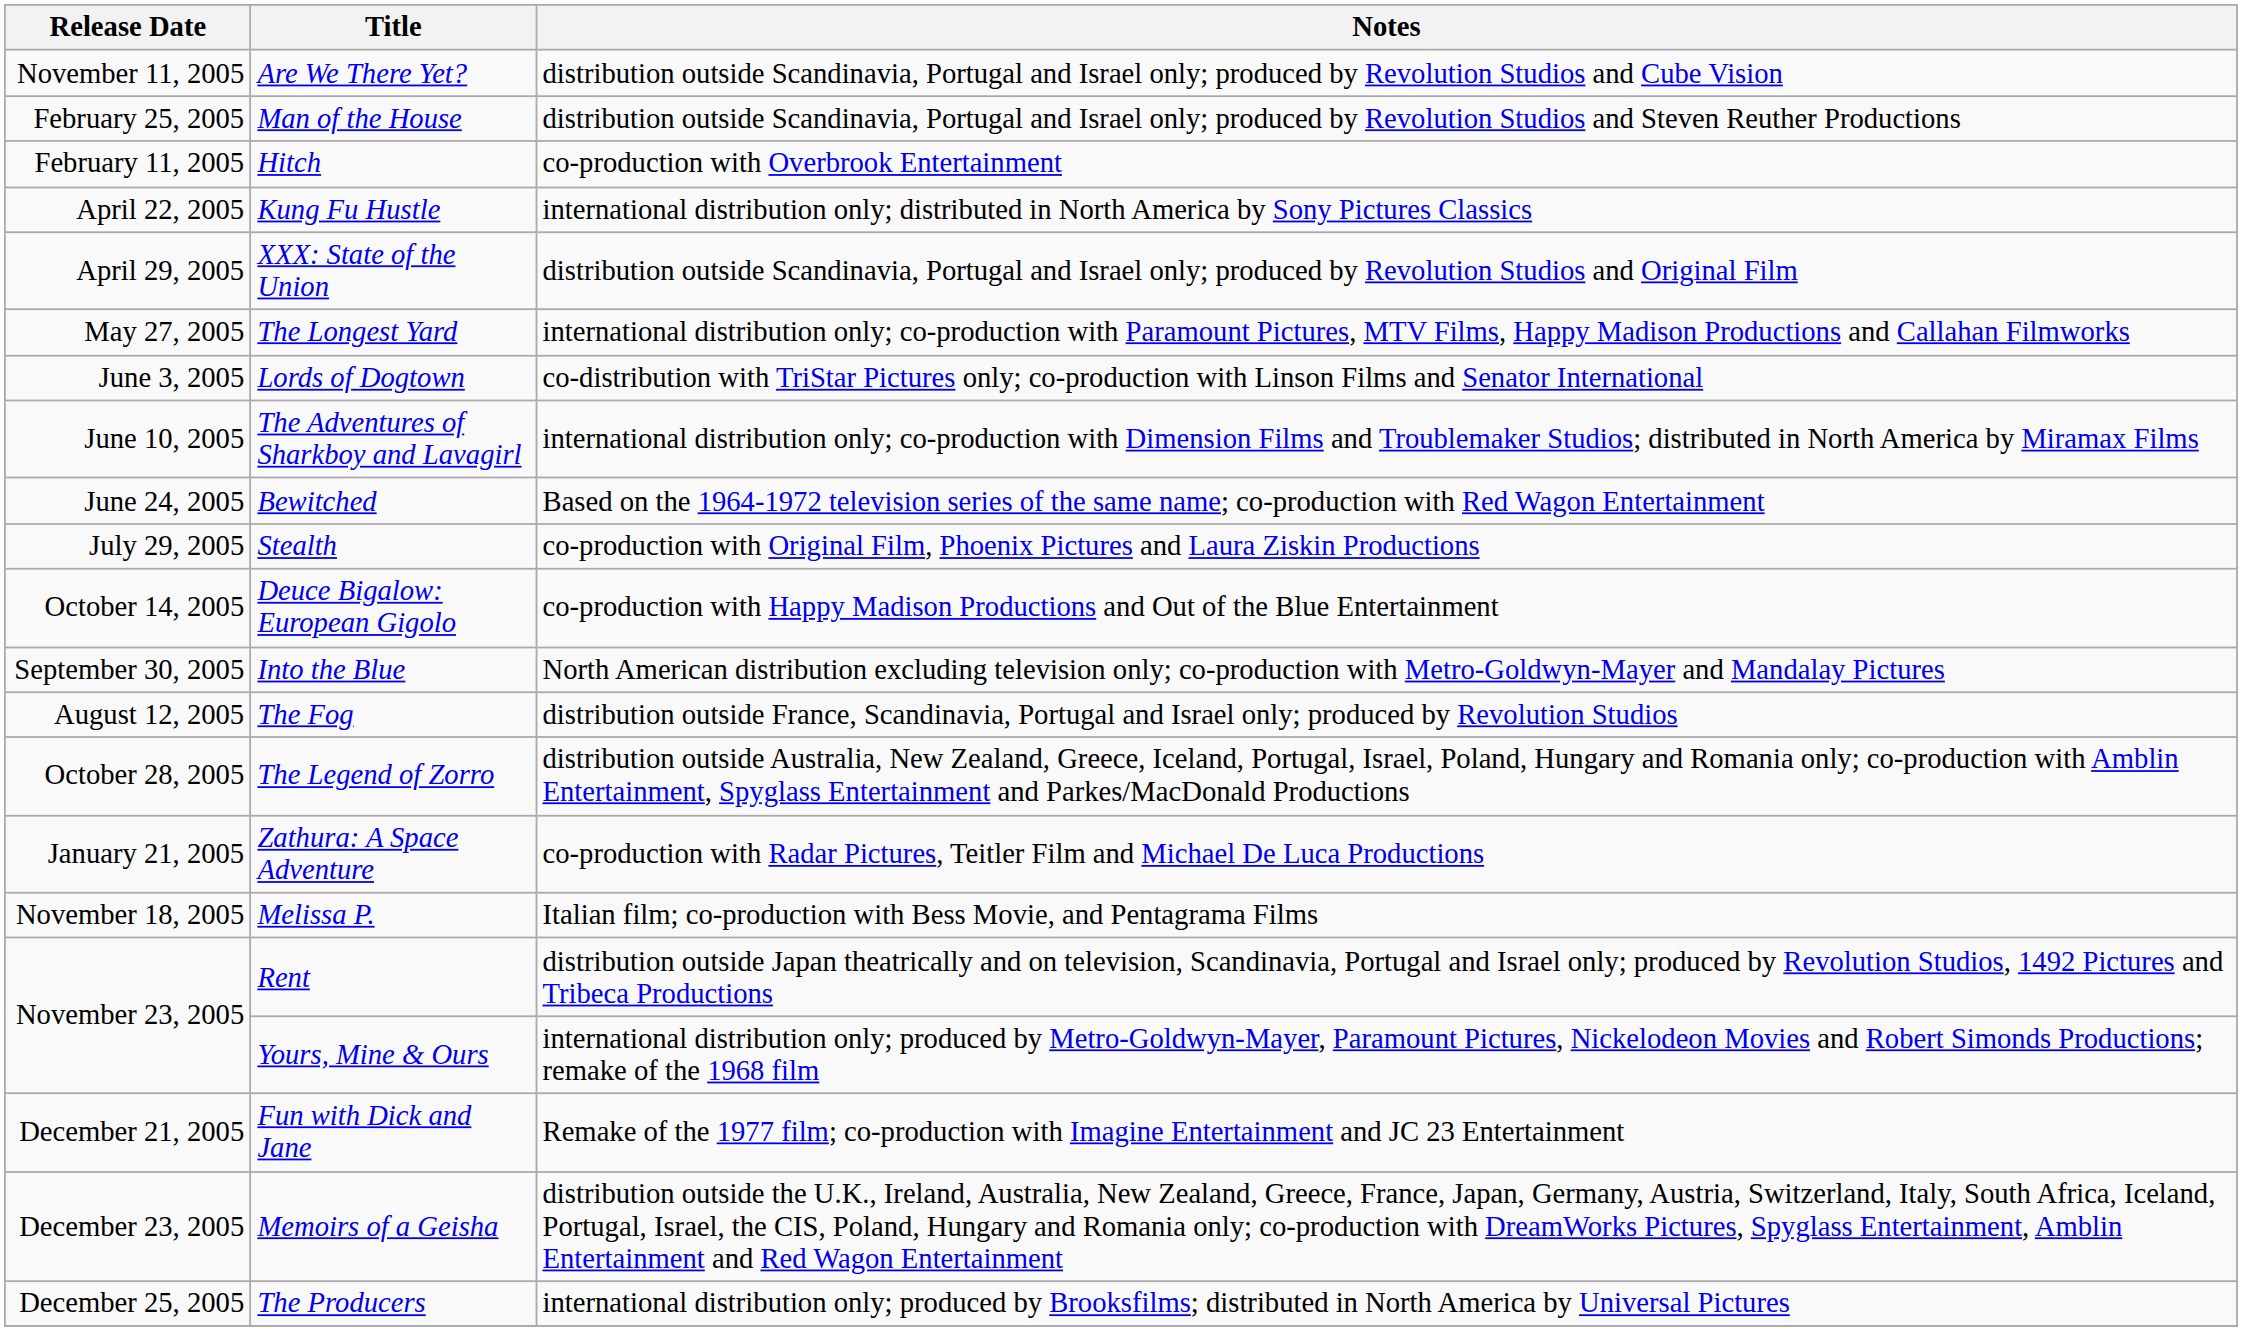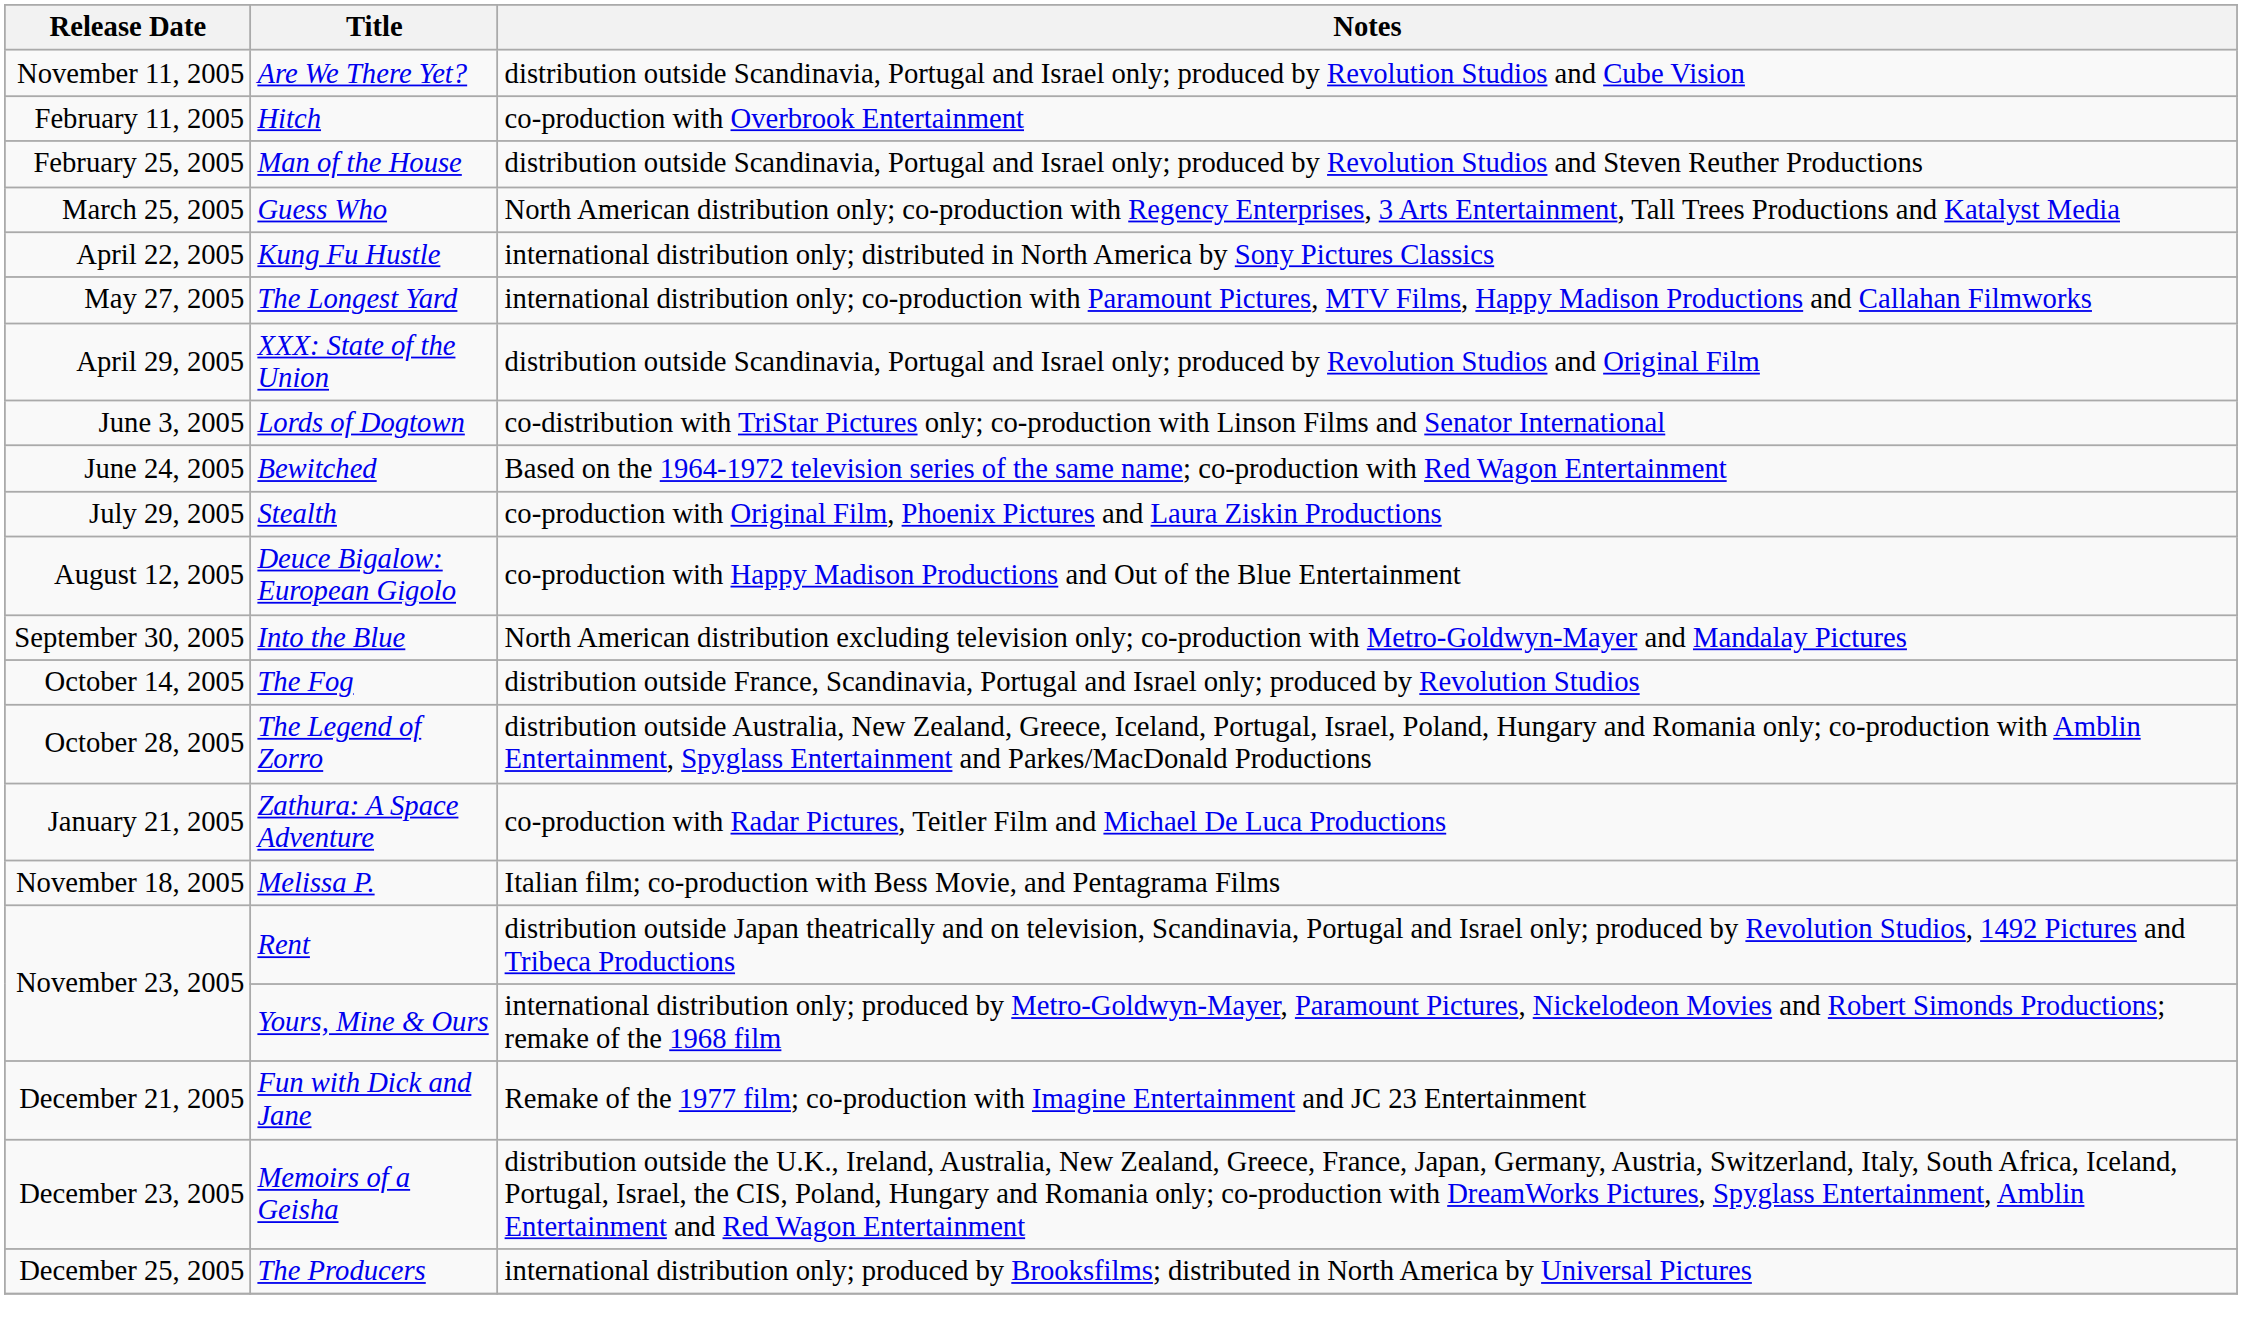rows swapped: (289, 163) <-> (360, 118)
+ row: (322, 208)
rows swapped: (356, 270) <-> (357, 331)
- row: (389, 438)
(144, 607) October 14, 2005 -> (149, 575) August 12, 2005
(149, 714) August 12, 2005 -> (144, 682) October 14, 2005
